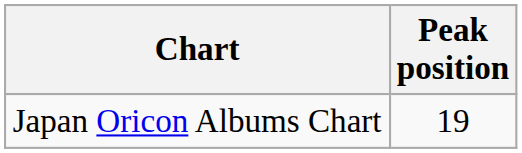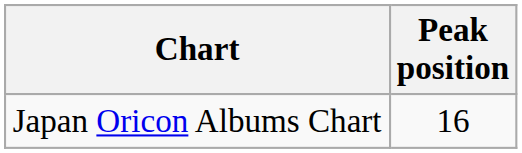(453, 120) 19 -> (453, 120) 16
